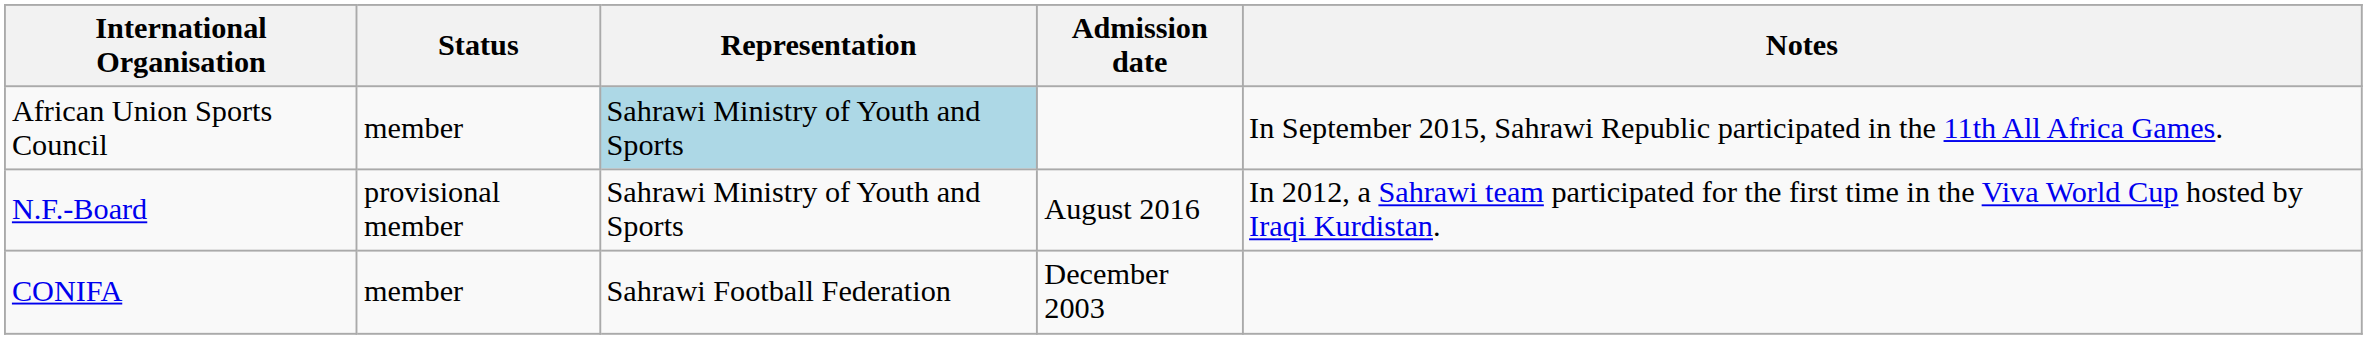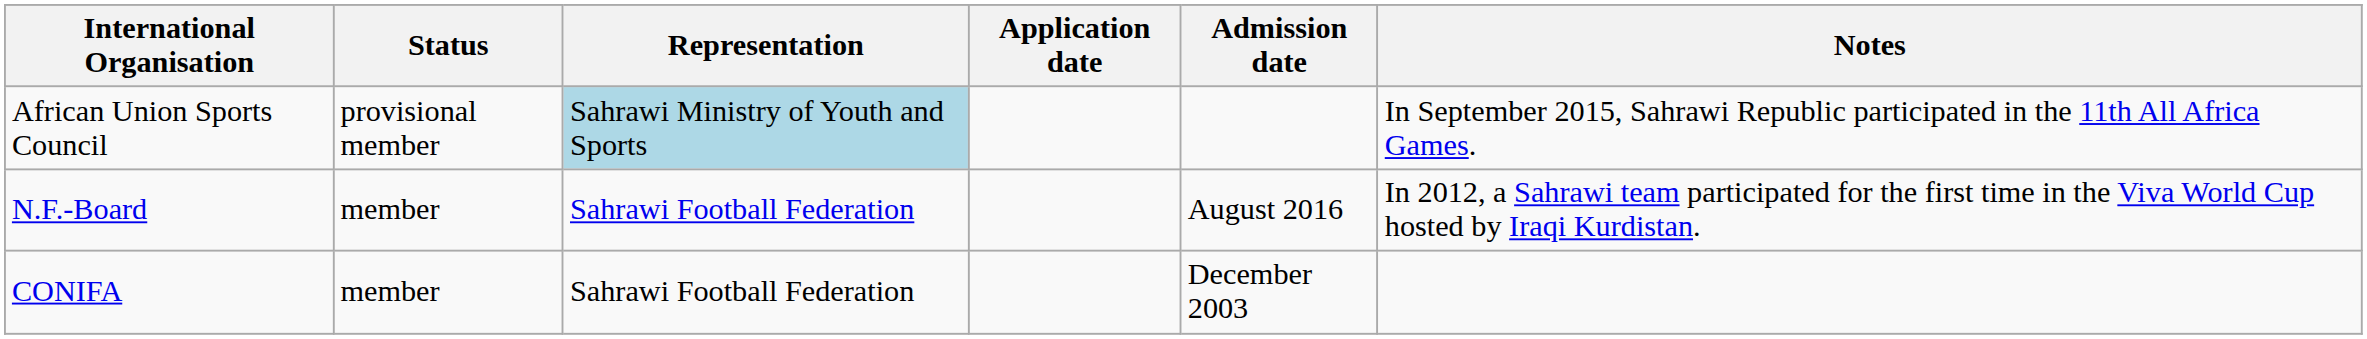+ column: (1075, 45)
(414, 127) member -> (409, 127) provisional member
(432, 209) provisional member -> (390, 209) member
(793, 209) Sahrawi Ministry of Youth and Sports -> (742, 209) Sahrawi Football Federation
